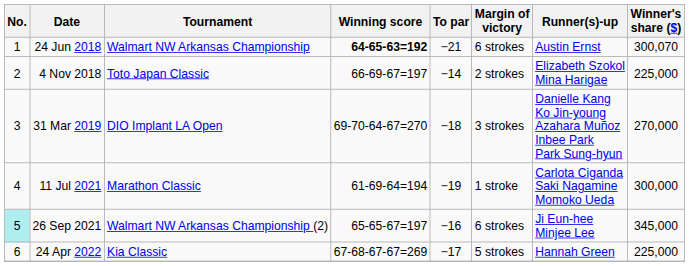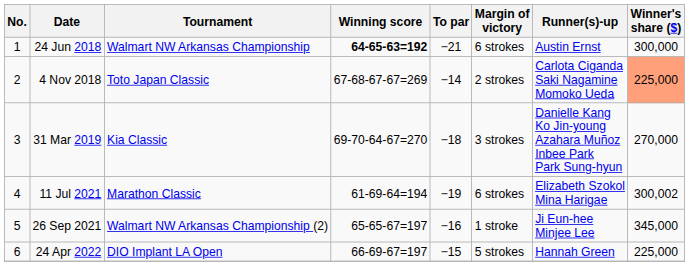(656, 47) 300,070 -> (656, 47) 300,000
(389, 73) 66-69-67=197 -> (380, 80) 67-68-67-67=269
(580, 73) Elizabeth Szokol Mina Harigae -> (579, 80) Carlota Ciganda Saki Nagamine Momoko Ueda
(656, 73) no background -> (656, 80) lightsalmon background
(165, 126) DIO Implant LA Open -> (137, 140) Kia Classic
(496, 186) 1 stroke -> (499, 193) 6 strokes
(579, 186) Carlota Ciganda Saki Nagamine Momoko Ueda -> (580, 193) Elizabeth Szokol Mina Harigae
(656, 186) 300,000 -> (656, 193) 300,002
(17, 226) paleturquoise background -> (17, 226) no background
(499, 226) 6 strokes -> (496, 226) 1 stroke
(137, 252) Kia Classic -> (165, 252) DIO Implant LA Open
(380, 252) 67-68-67-67=269 -> (389, 252) 66-69-67=197
(451, 252) −17 -> (451, 252) −15
